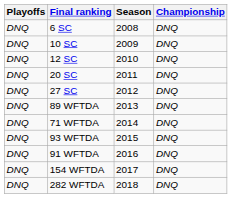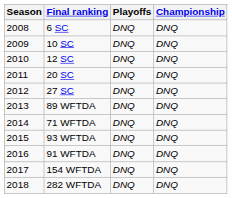columns swapped: (134, 12) <-> (26, 12)
